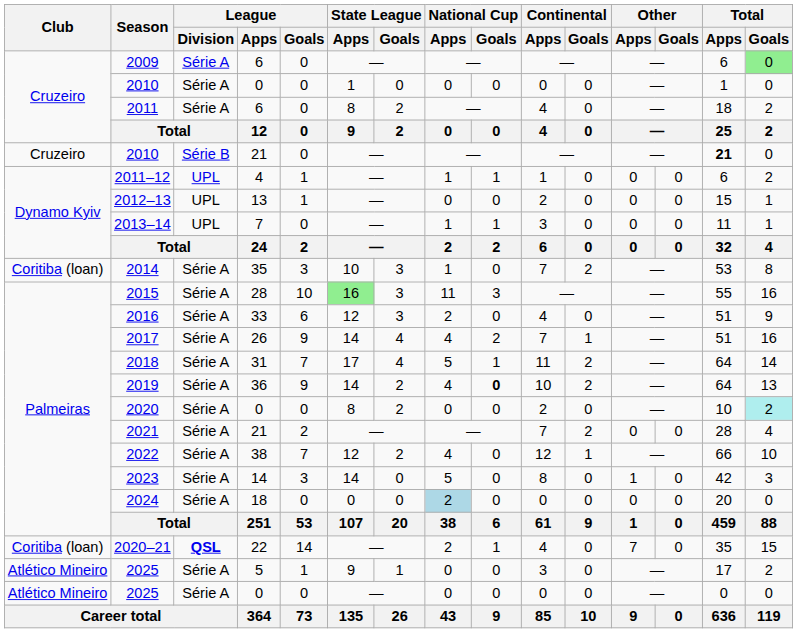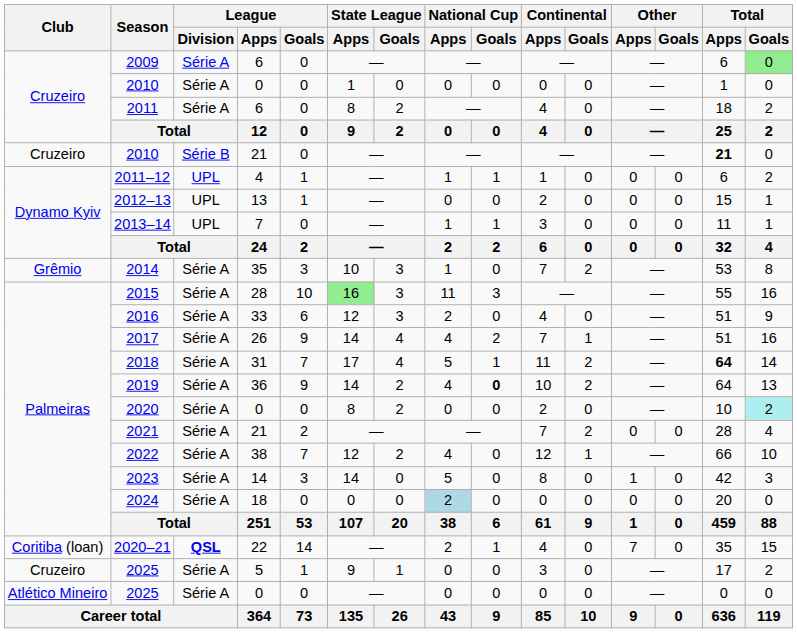(58, 270) Coritiba (loan) -> (58, 270) Grêmio
(724, 362) normal -> (724, 362) bold
(58, 570) Atlético Mineiro -> (58, 570) Cruzeiro
